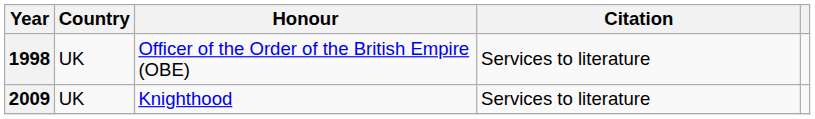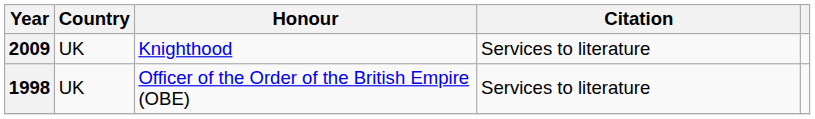rows swapped: (30, 59) <-> (30, 98)
